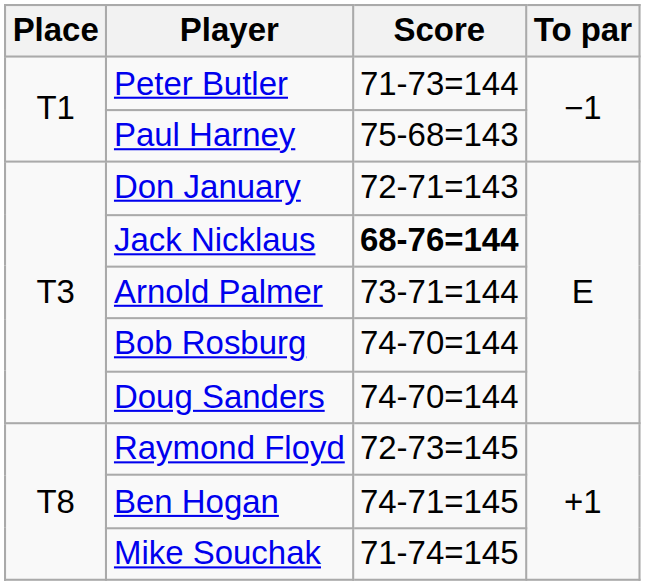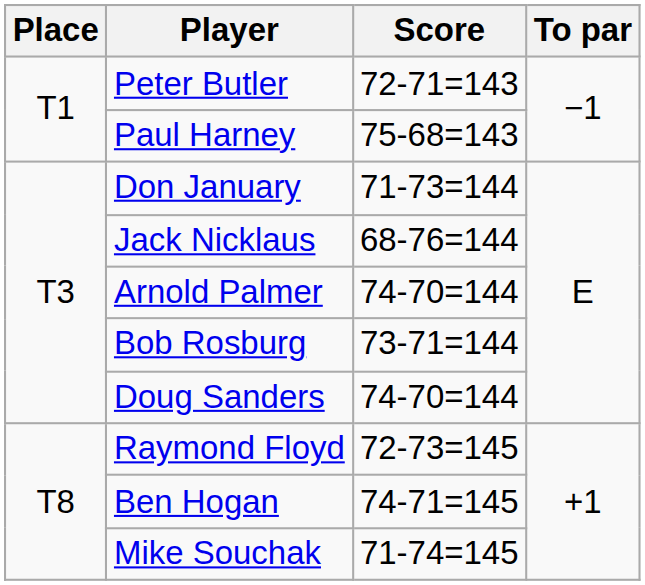(439, 82) 71-73=144 -> (439, 82) 72-71=143
(439, 187) 72-71=143 -> (439, 187) 71-73=144
(439, 239) bold -> (439, 239) normal
(439, 291) 73-71=144 -> (439, 291) 74-70=144
(439, 344) 74-70=144 -> (439, 344) 73-71=144
